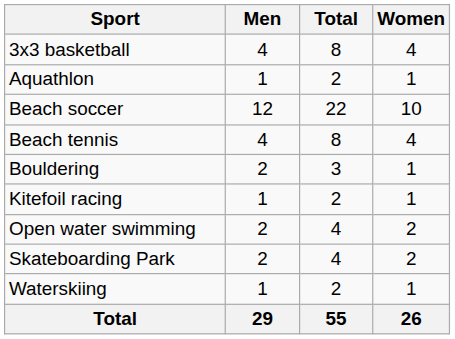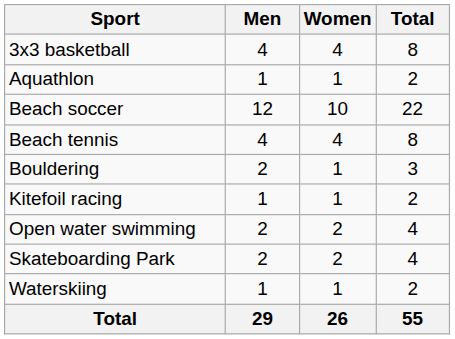columns swapped: (411, 19) <-> (336, 19)
